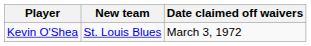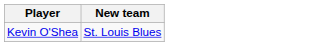- column: (235, 13)
